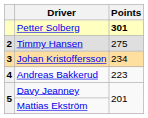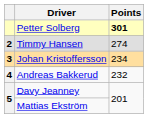(119, 44) 275 -> (119, 44) 274
(119, 75) 223 -> (119, 75) 232
